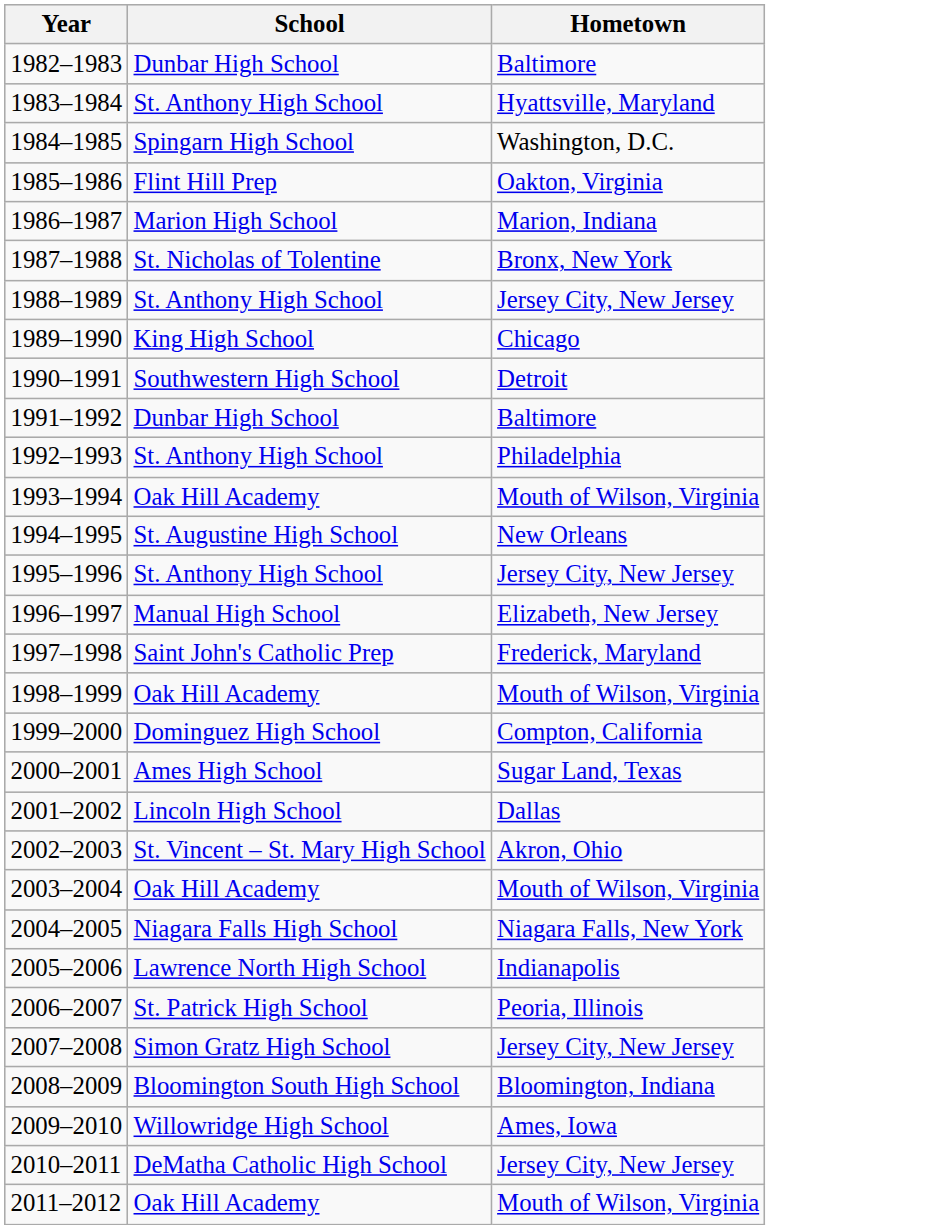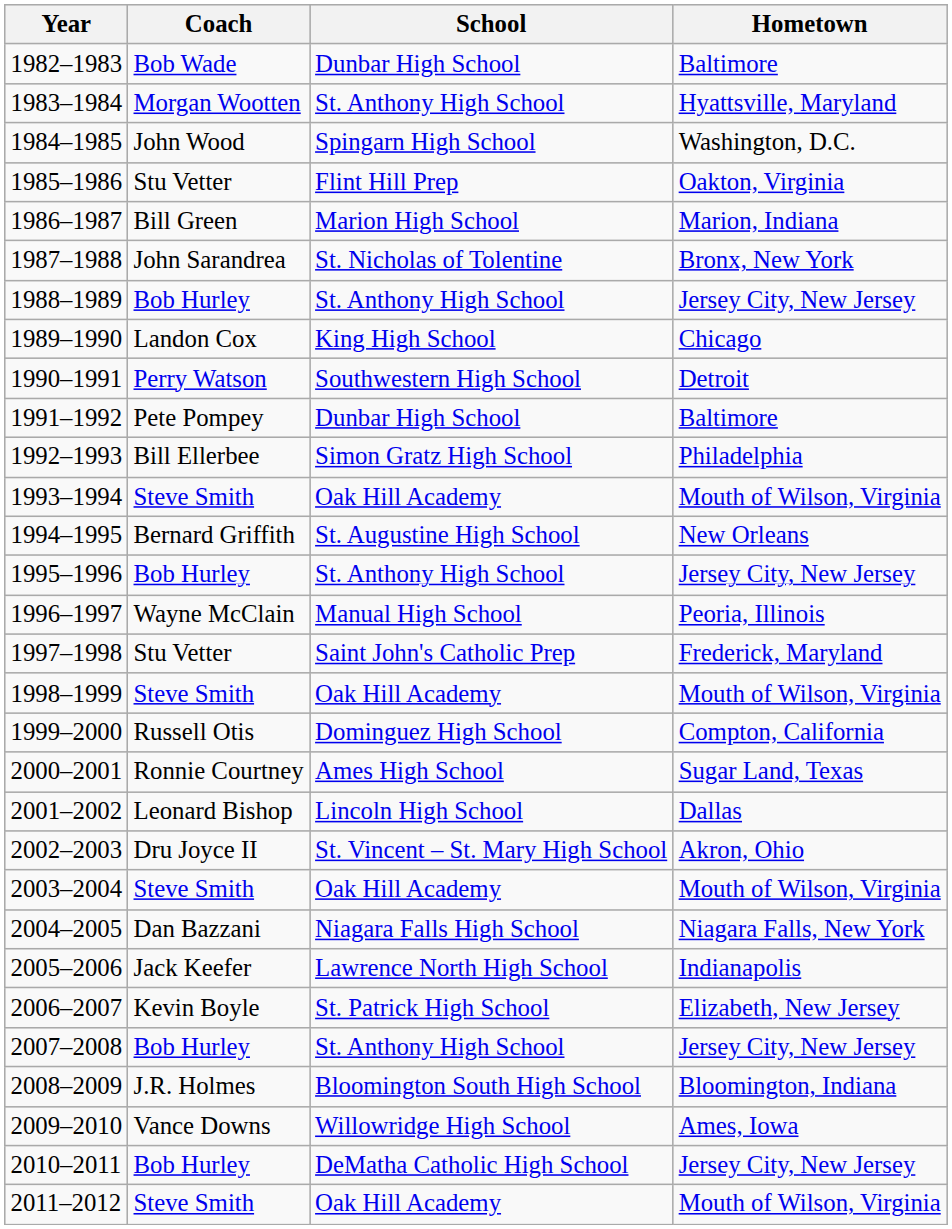+ column: (219, 24)
(258, 456) St. Anthony High School -> (444, 456) Simon Gratz High School
(608, 614) Elizabeth, New Jersey -> (752, 614) Peoria, Illinois
(570, 1007) Peoria, Illinois -> (789, 1007) Elizabeth, New Jersey
(262, 1046) Simon Gratz High School -> (440, 1046) St. Anthony High School
